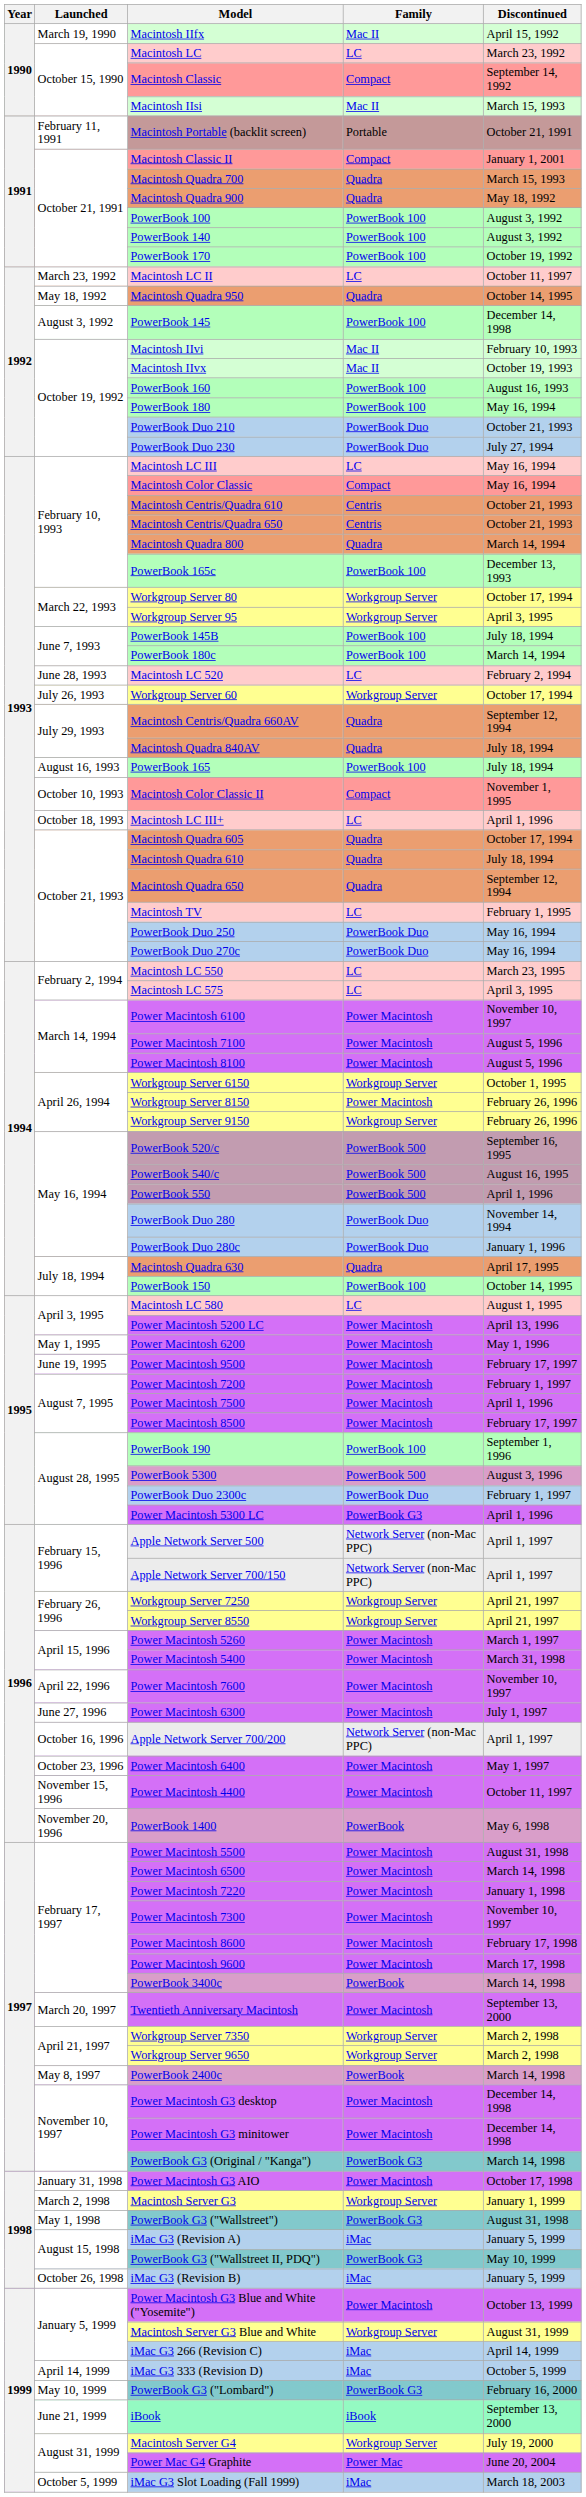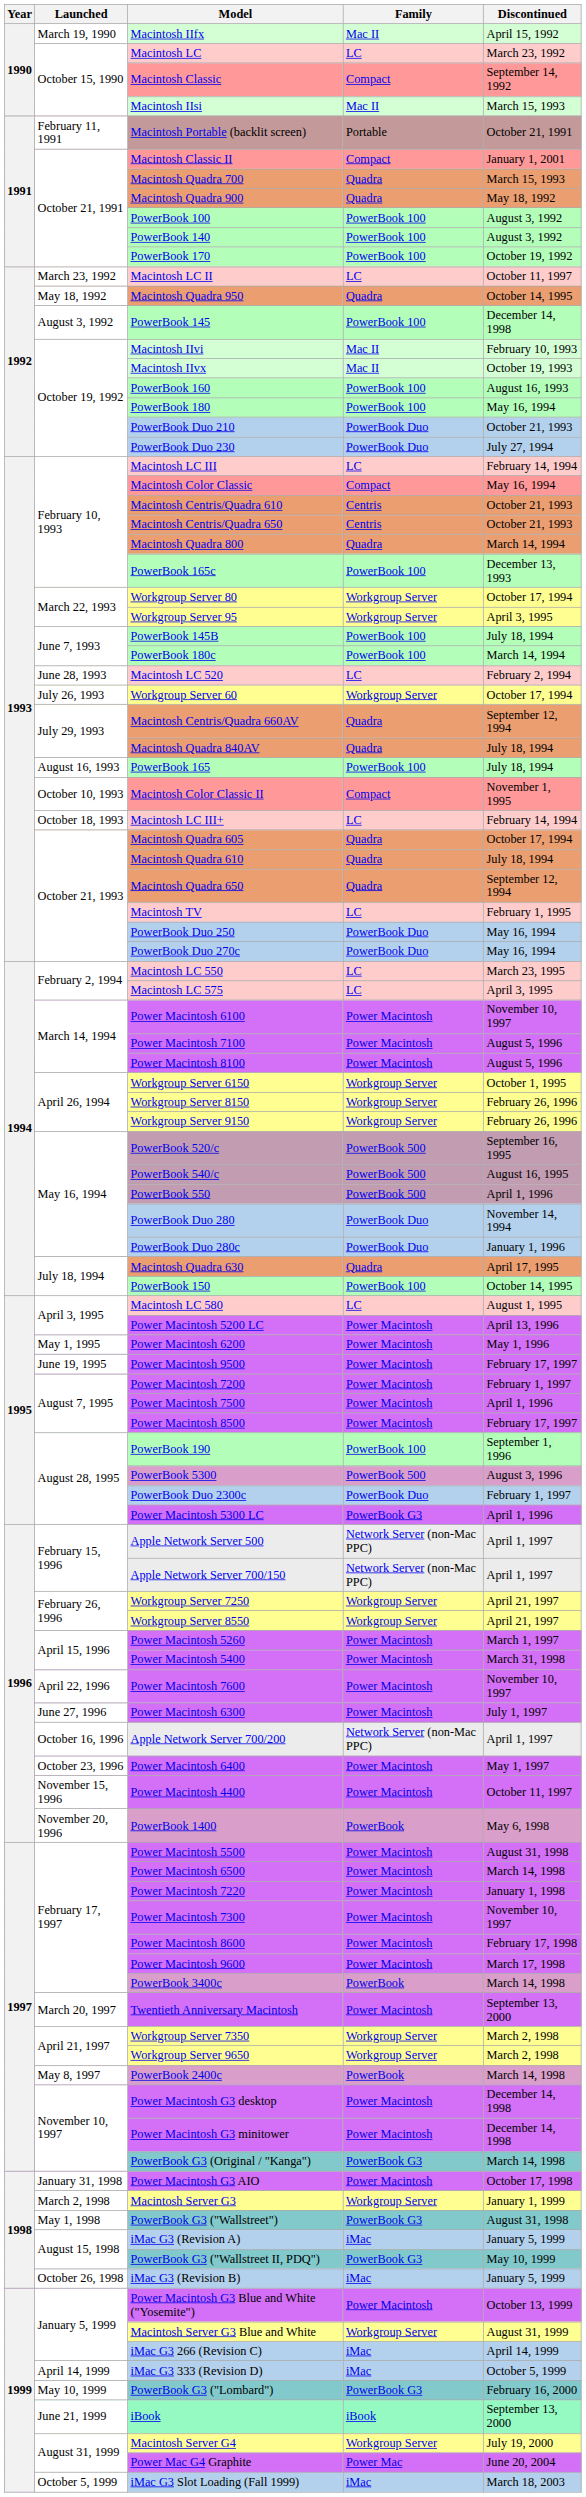(521, 466) May 16, 1994 -> (532, 466) February 14, 1994
(520, 820) April 1, 1996 -> (532, 820) February 14, 1994
(389, 1102) Power Macintosh -> (391, 1102) Workgroup Server
